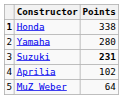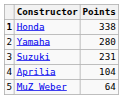(107, 57) bold -> (107, 57) normal
(107, 72) 102 -> (107, 72) 104
